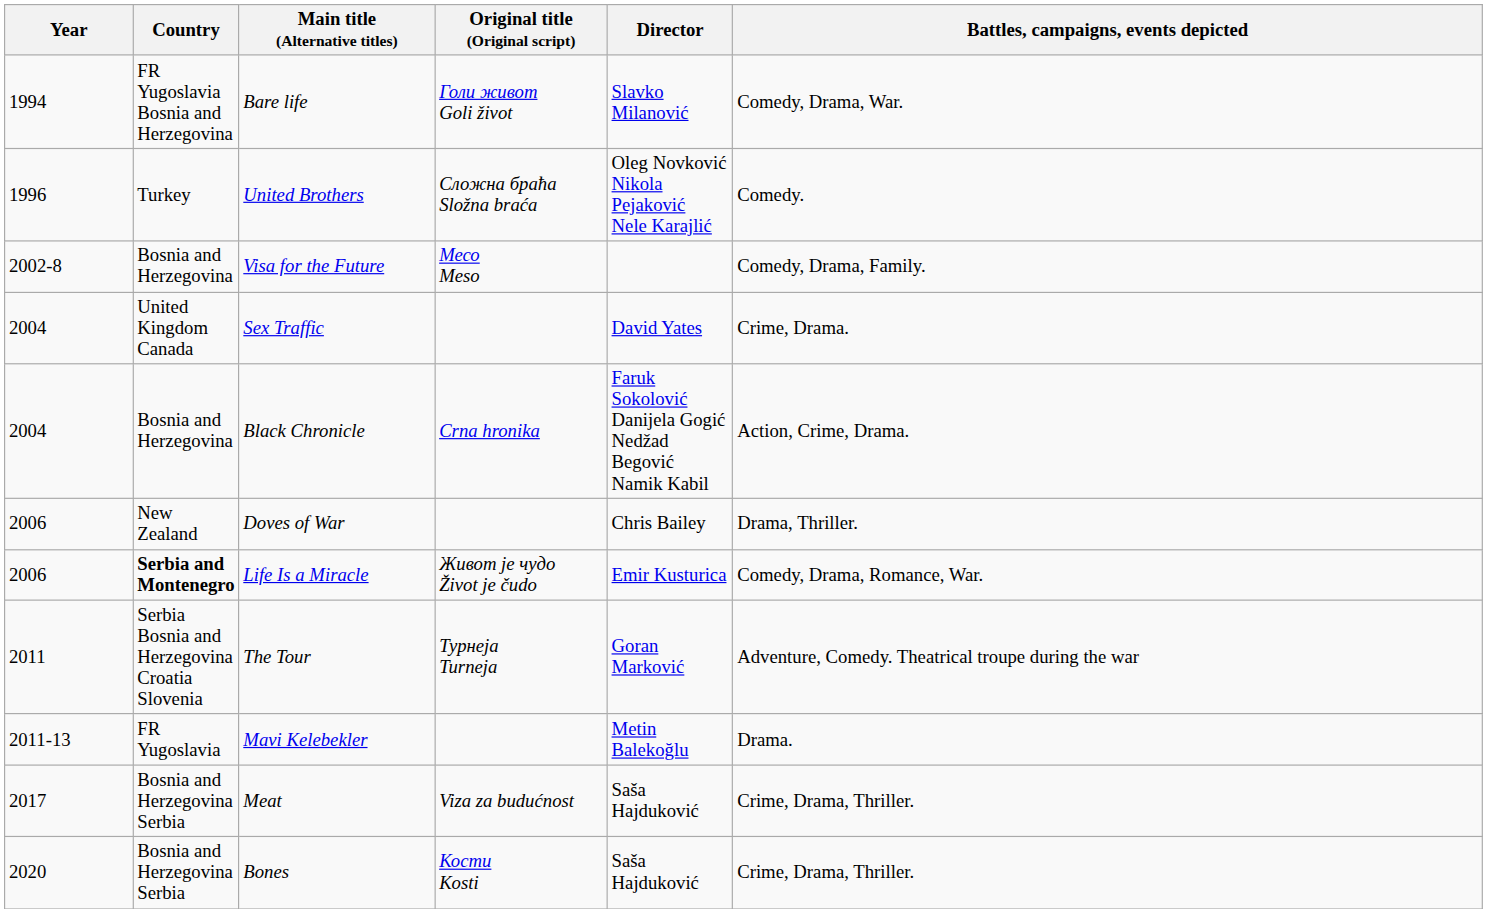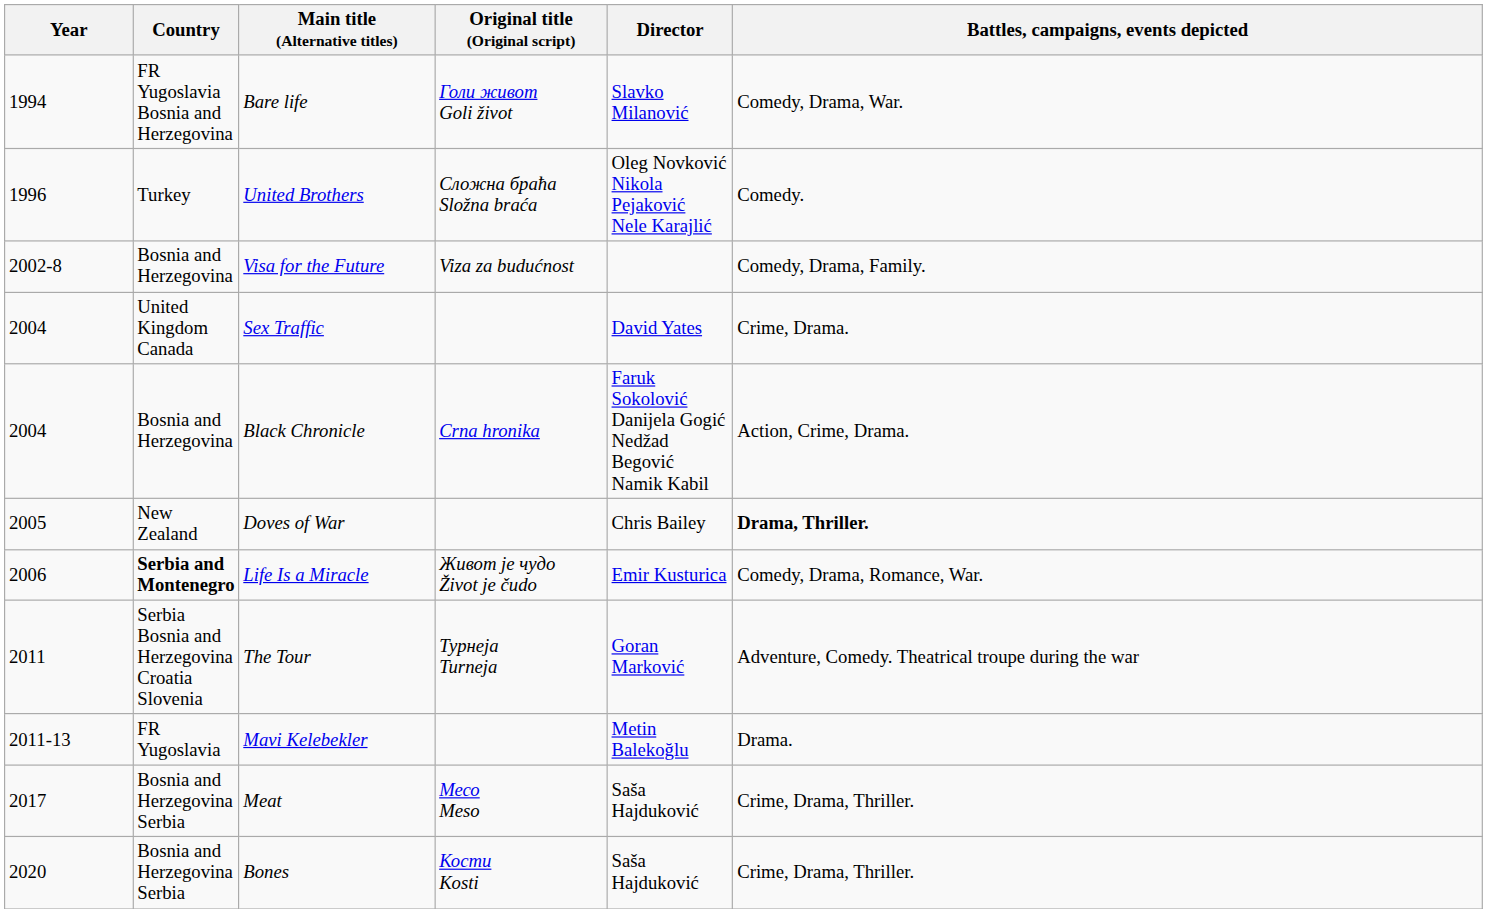(459, 266) Месо Meso -> (507, 266) Viza za budućnost
(28, 523) 2006 -> (28, 523) 2005
(798, 523) normal -> (803, 523) bold
(507, 800) Viza za budućnost -> (459, 800) Месо Meso
